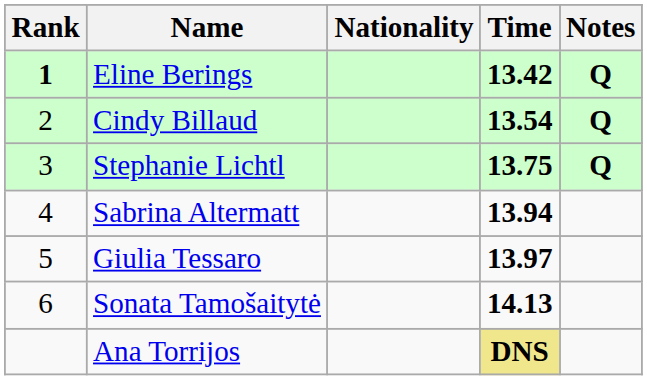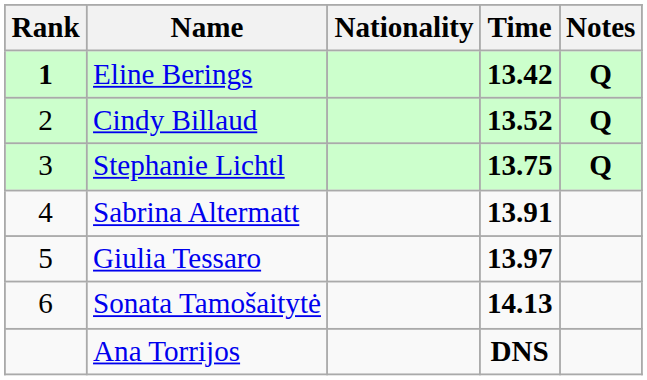(520, 119) 13.54 -> (520, 119) 13.52
(520, 212) 13.94 -> (520, 212) 13.91
(520, 350) khaki background -> (520, 350) no background
